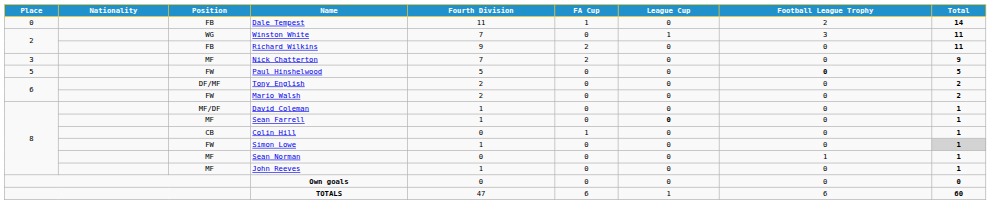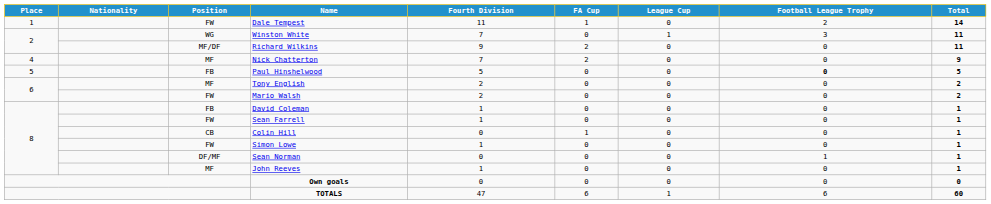(31, 22) 0 -> (31, 22) 1
(210, 22) FB -> (210, 22) FW
(210, 47) FB -> (210, 47) MF/DF
(31, 59) 3 -> (31, 59) 4
(210, 71) FW -> (210, 71) FB
(210, 83) DF/MF -> (210, 83) MF
(210, 108) MF/DF -> (210, 108) FB
(210, 120) MF -> (210, 120) FW
(669, 120) bold -> (669, 120) normal
(959, 144) lightgrey background -> (959, 144) no background
(210, 156) MF -> (210, 156) DF/MF
